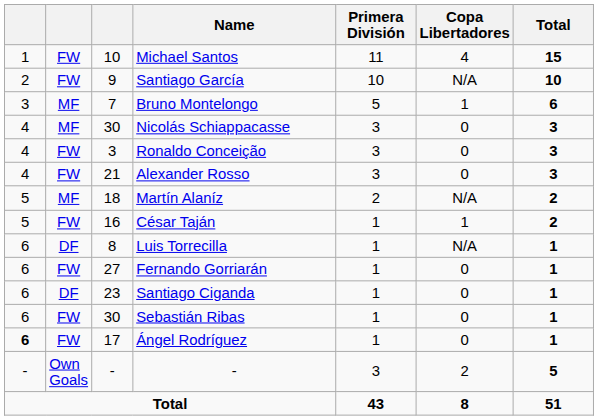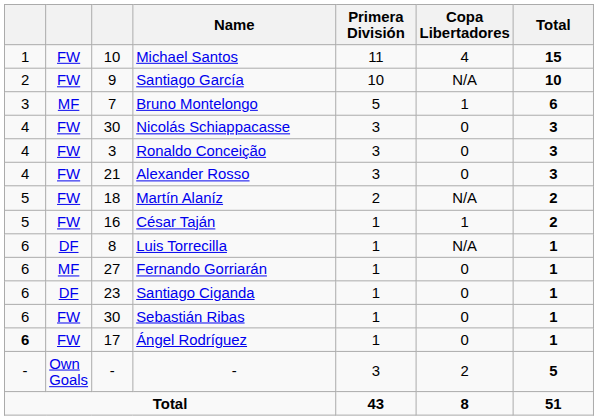(69, 127) MF -> (69, 127) FW
(69, 198) MF -> (69, 198) FW
(69, 269) FW -> (69, 269) MF
